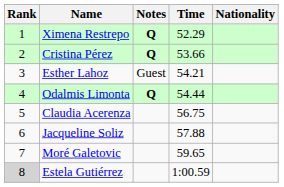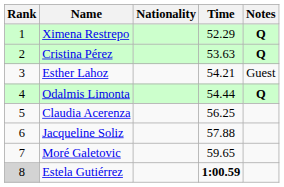columns swapped: (245, 14) <-> (151, 14)
(191, 53) 53.66 -> (221, 53) 53.63
(191, 113) 56.75 -> (221, 113) 56.25
(191, 172) normal -> (221, 172) bold
